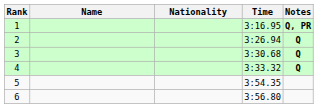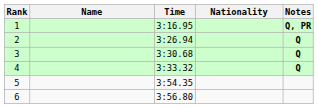columns swapped: (198, 11) <-> (263, 11)
